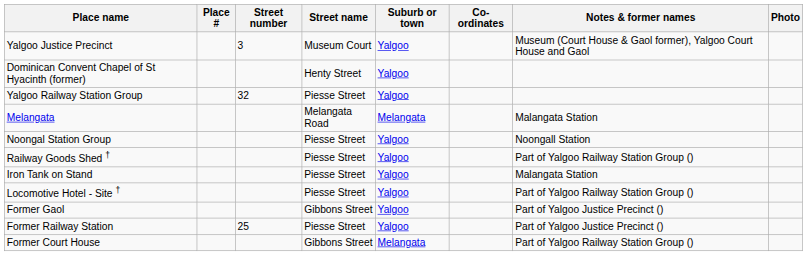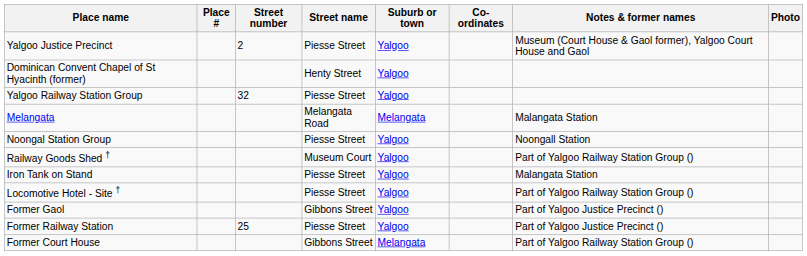(240, 46) 3 -> (240, 46) 2
(338, 46) Museum Court -> (335, 46) Piesse Street
(335, 157) Piesse Street -> (338, 157) Museum Court
